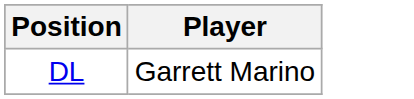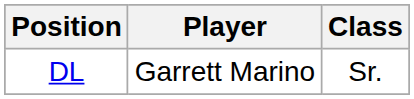+ column: (365, 26)
